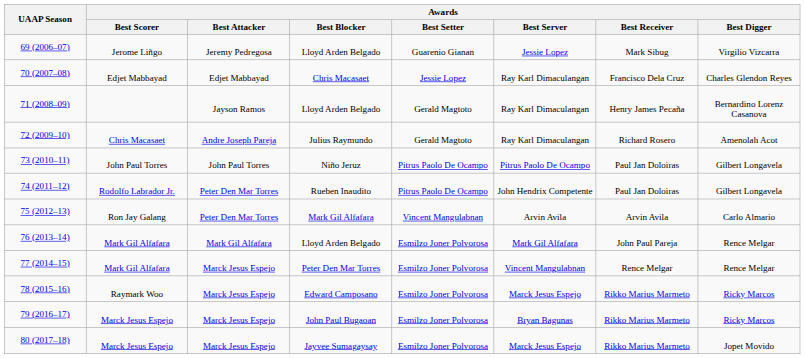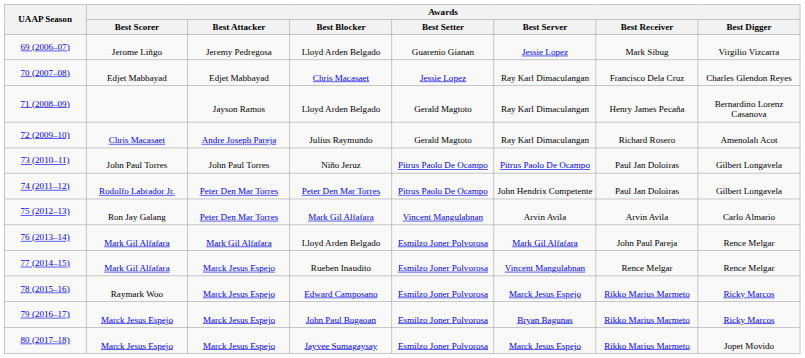(341, 192) Rueben Inaudito -> (341, 192) Peter Den Mar Torres
(341, 269) Peter Den Mar Torres -> (341, 269) Rueben Inaudito
